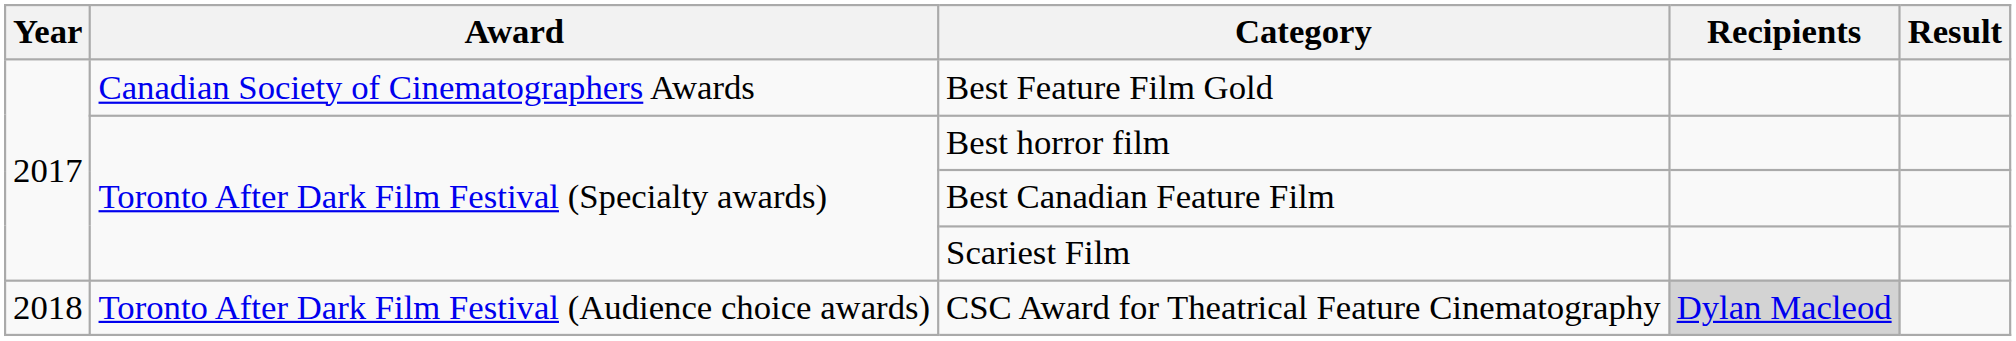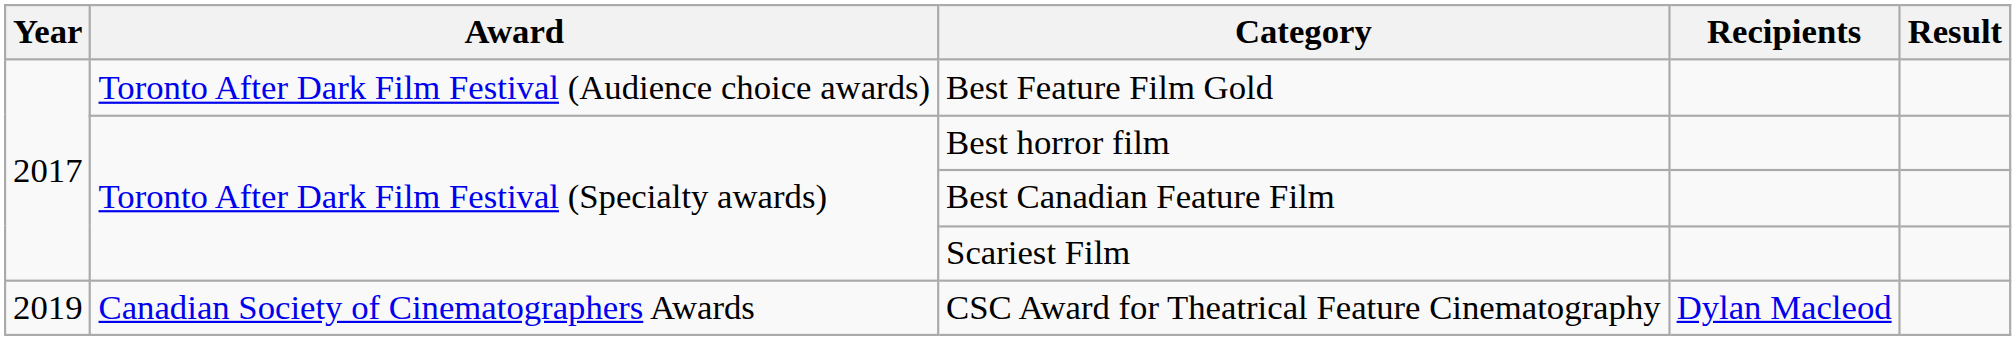(427, 87) Canadian Society of Cinematographers Awards -> (514, 87) Toronto After Dark Film Festival (Audience choice awards)
(48, 307) 2018 -> (48, 307) 2019
(514, 307) Toronto After Dark Film Festival (Audience choice awards) -> (427, 307) Canadian Society of Cinematographers Awards
(1784, 307) lightgrey background -> (1784, 307) no background
